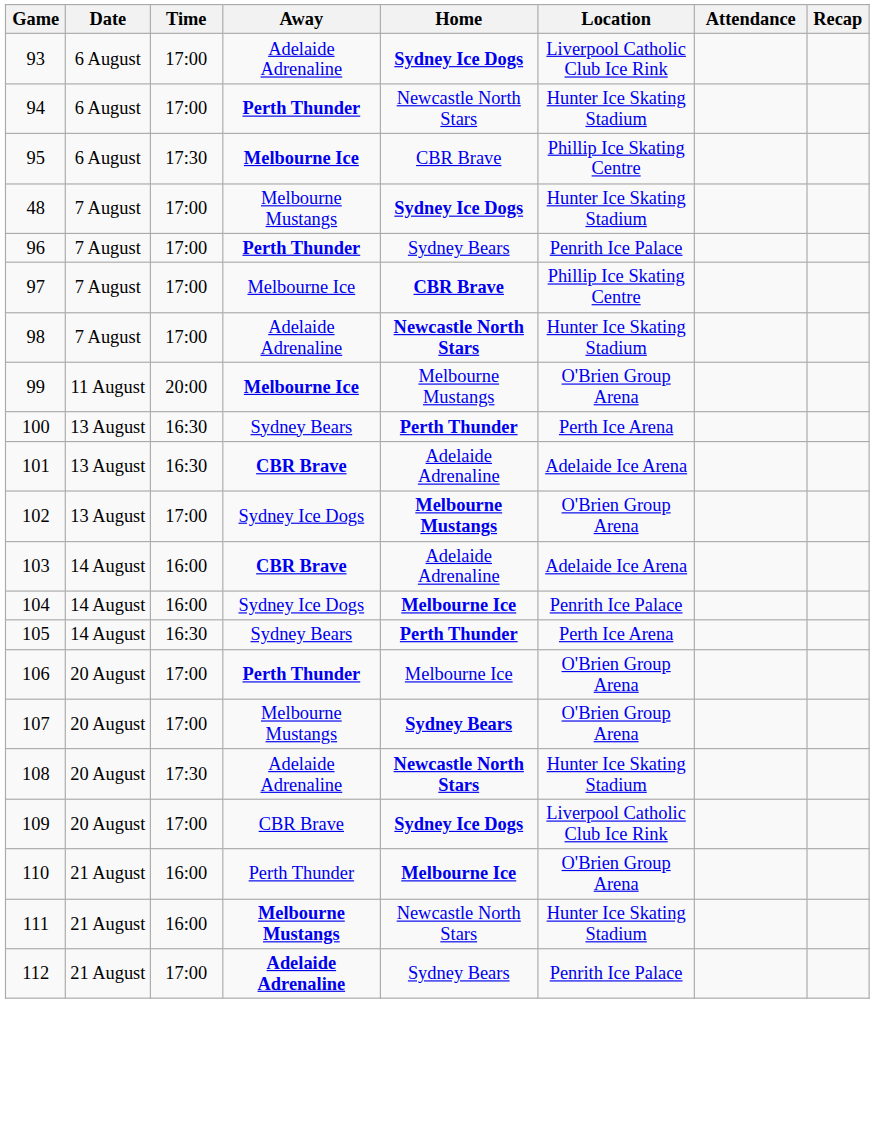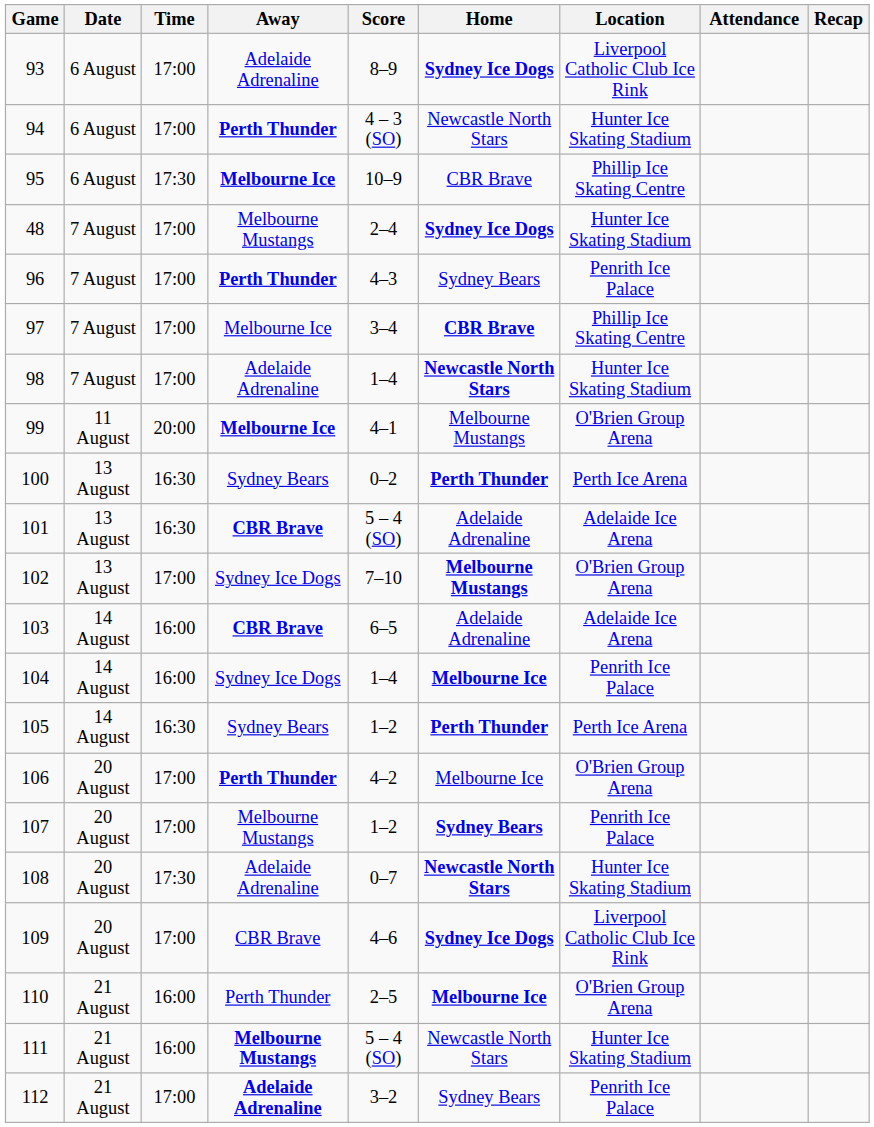+ column: (383, 19)
(616, 724) O'Brien Group Arena -> (630, 827) Penrith Ice Palace
